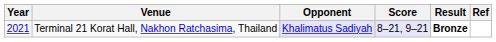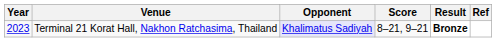(18, 29) 2021 -> (18, 29) 2023
(403, 29) lavender background -> (403, 29) no background
